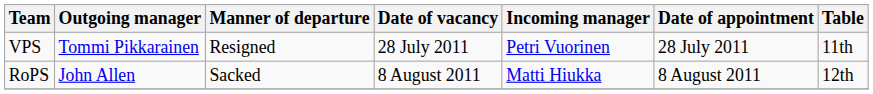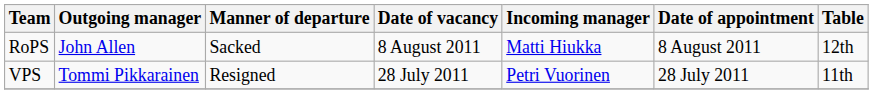rows swapped: (25, 46) <-> (29, 74)
